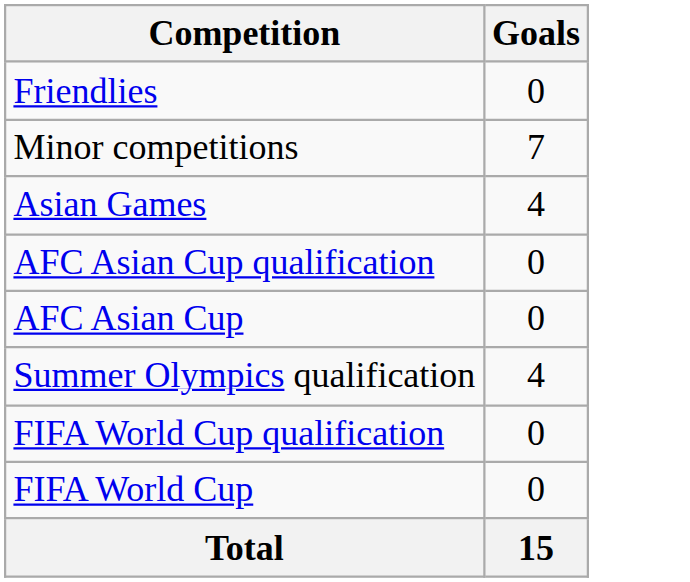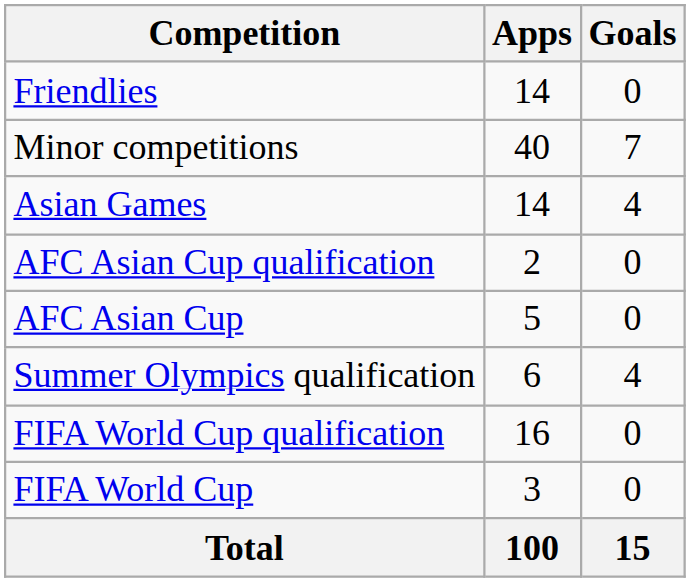+ column: (532, 33)
